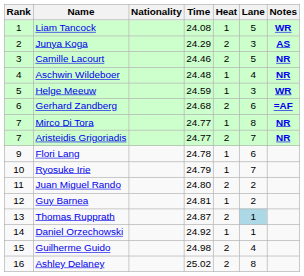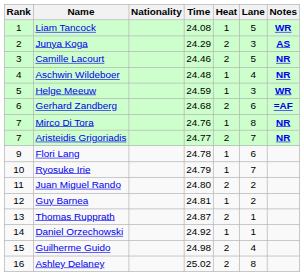(199, 122) 24.77 -> (199, 122) 24.76
(253, 216) lightblue background -> (253, 216) no background
